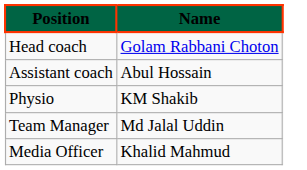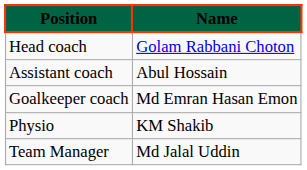+ row: (69, 98)
- row: (56, 151)
